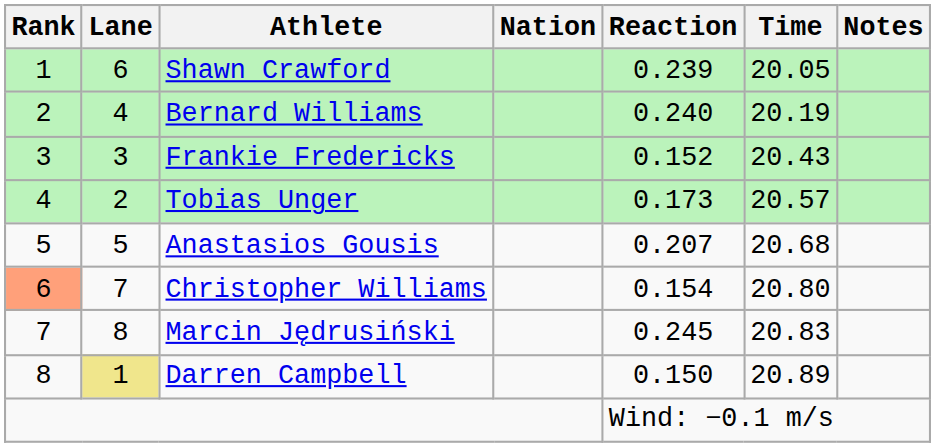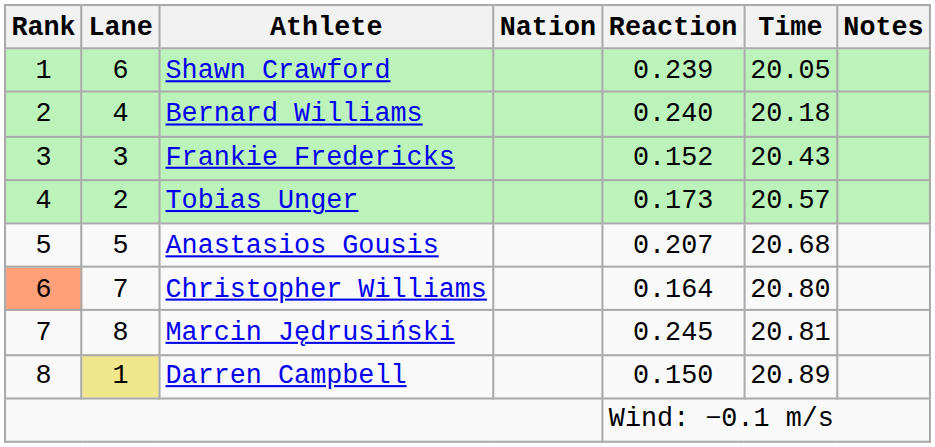(790, 114) 20.19 -> (790, 114) 20.18
(673, 289) 0.154 -> (673, 289) 0.164
(790, 332) 20.83 -> (790, 332) 20.81
